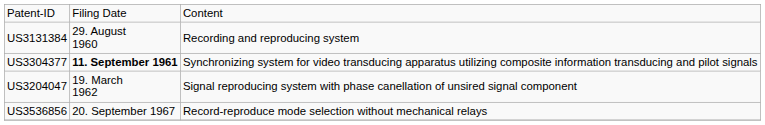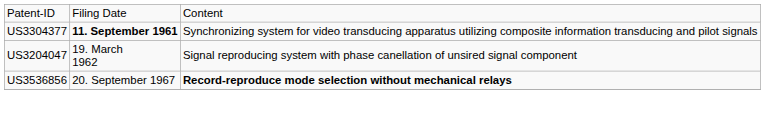- row: (37, 37)
(335, 111) normal -> (347, 80) bold
